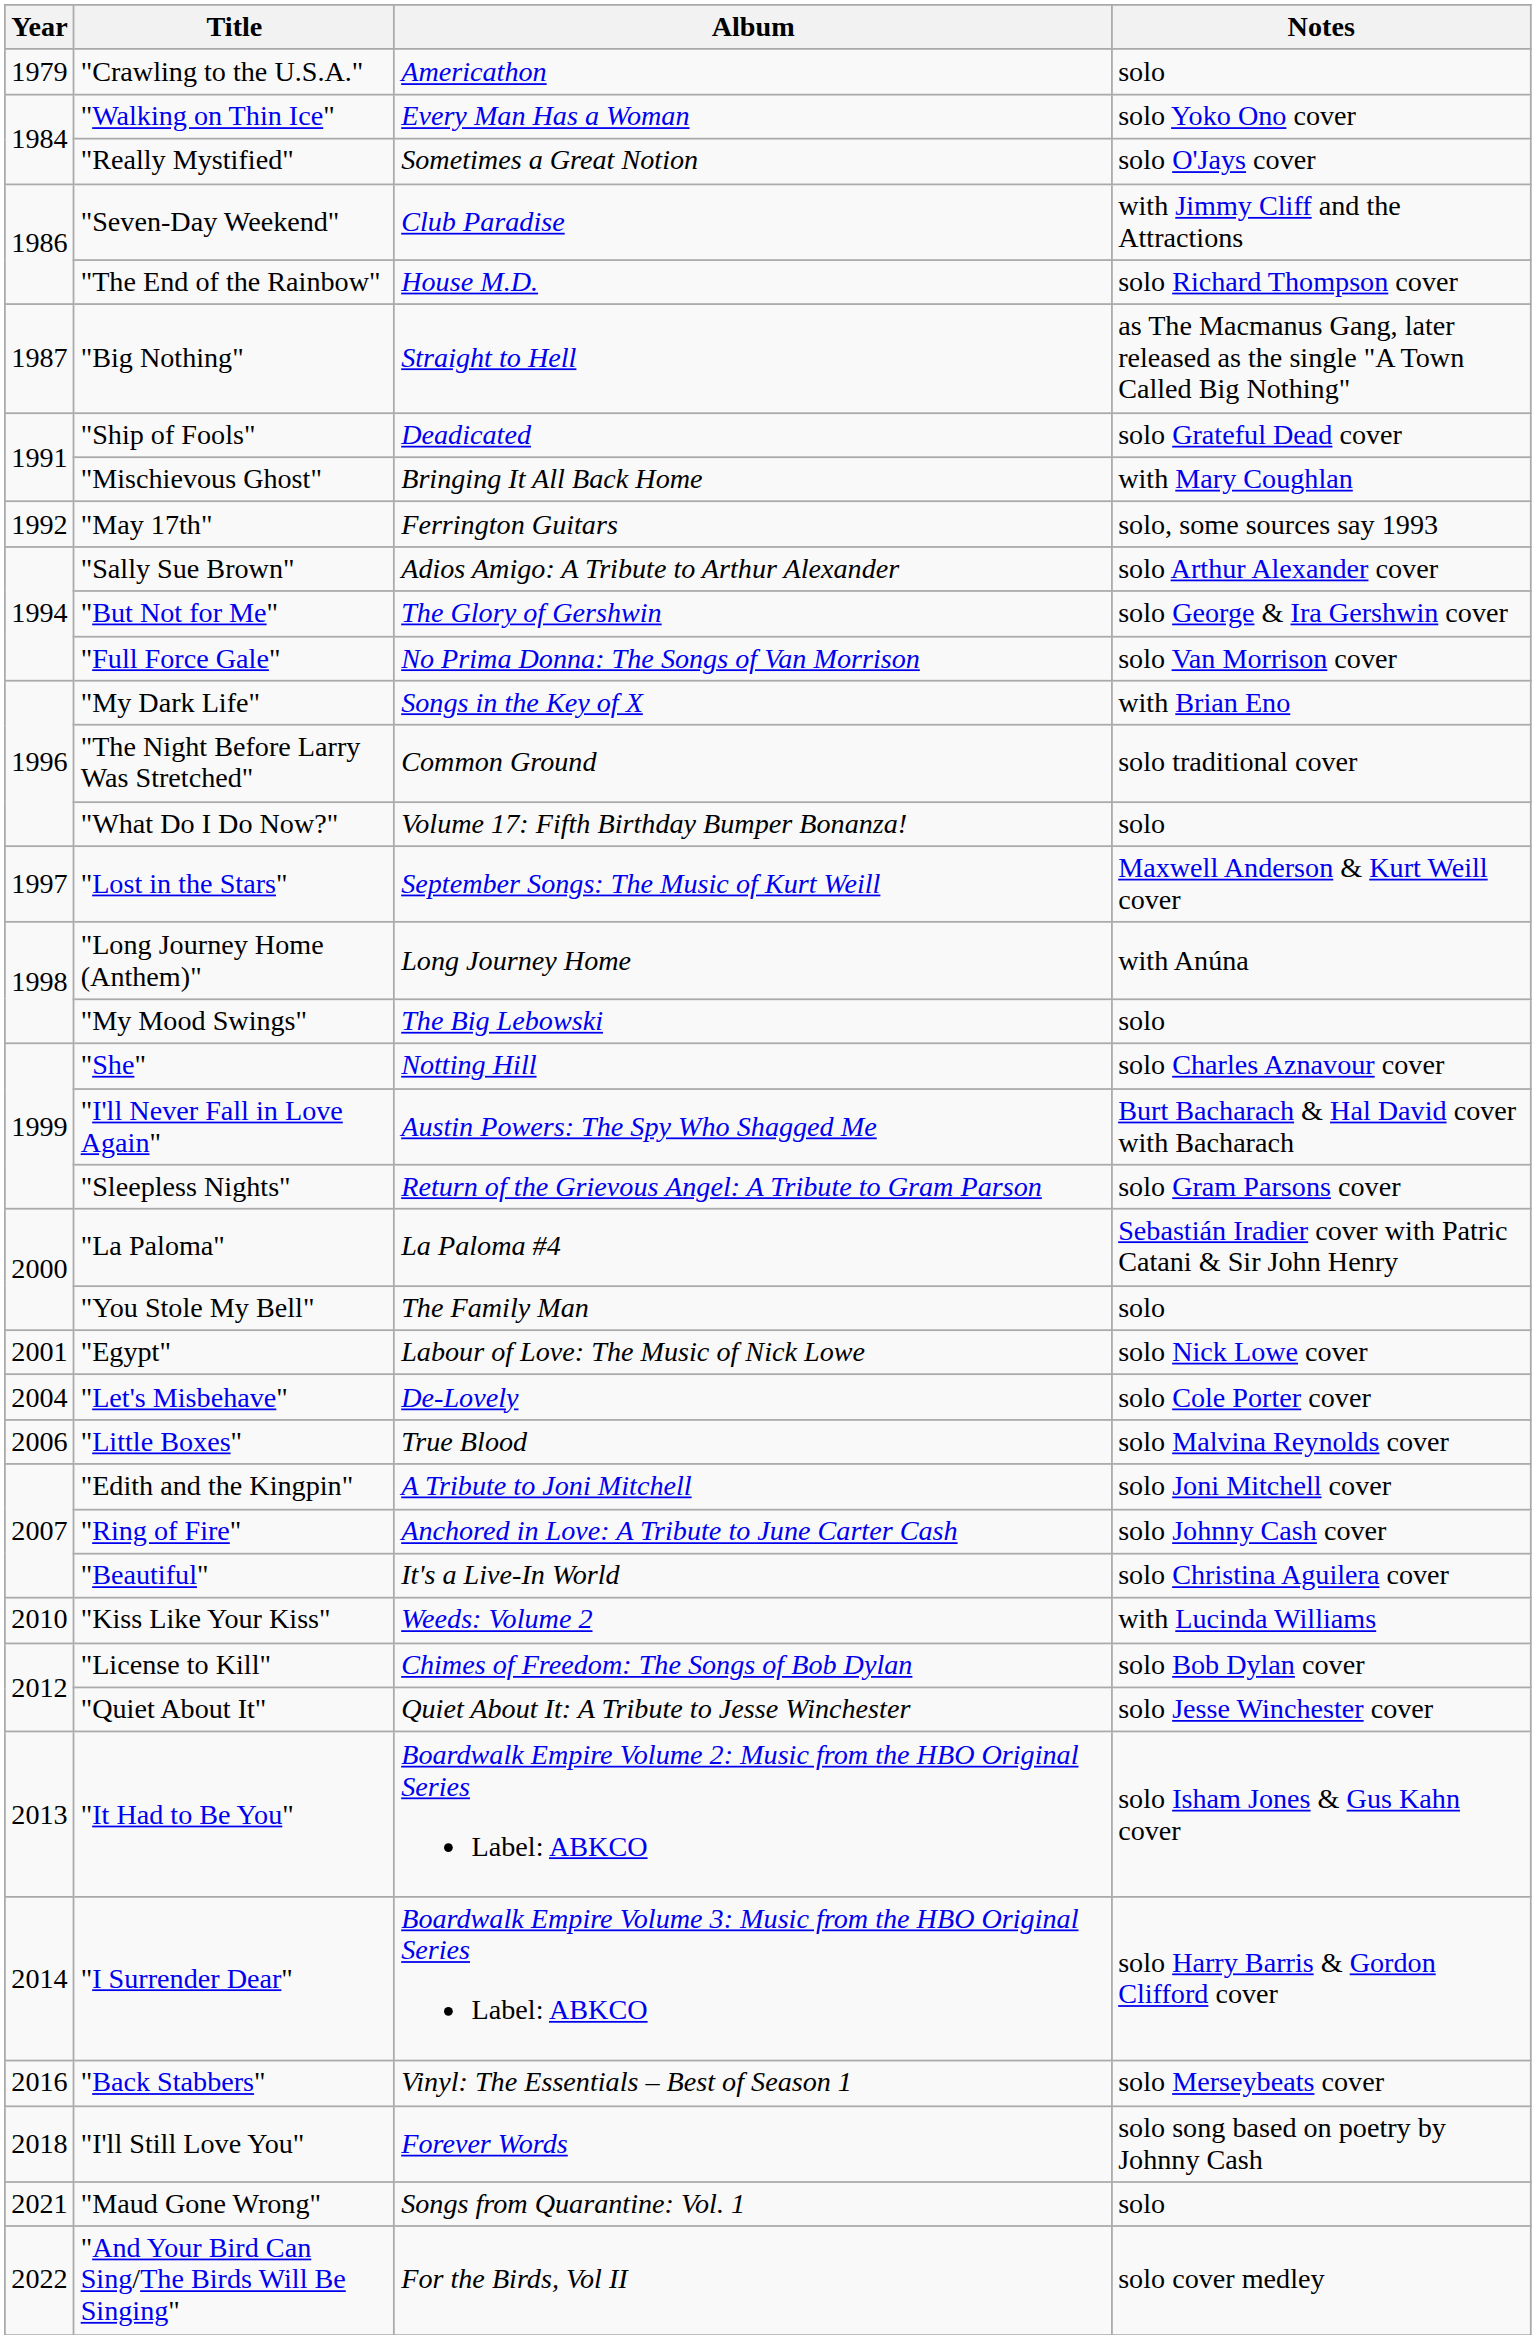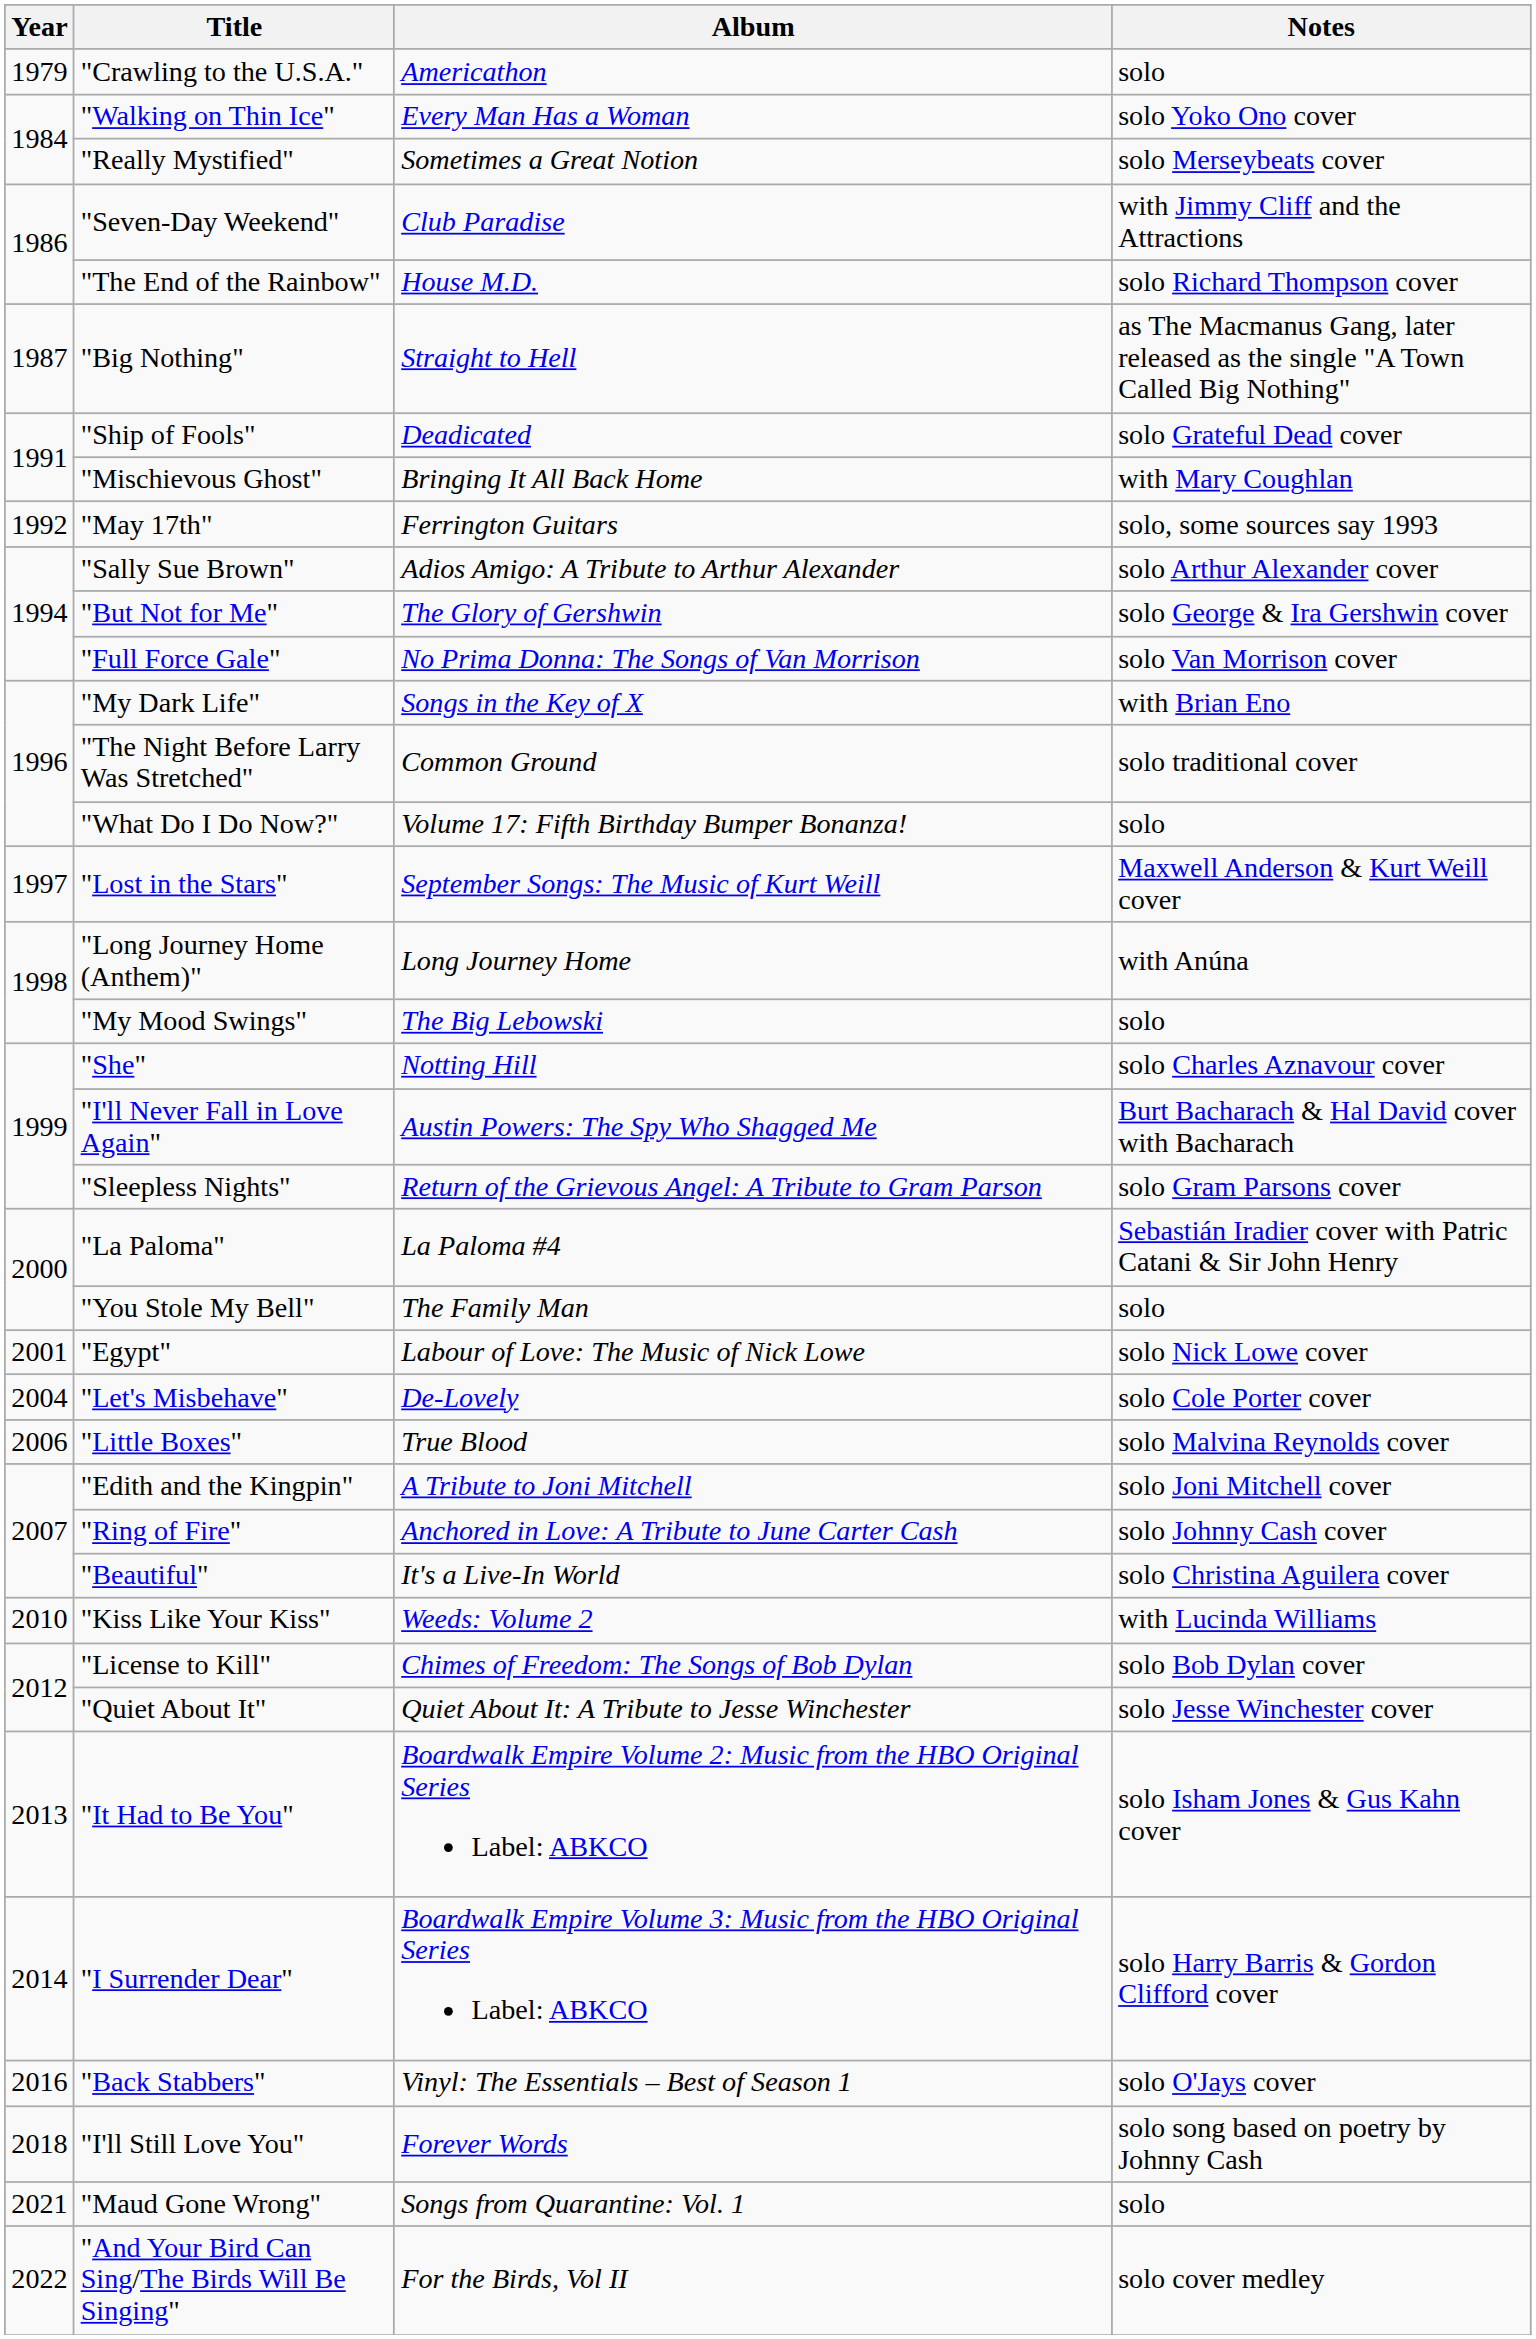(1217, 160) solo O'Jays cover -> (1251, 160) solo Merseybeats cover
(1251, 2082) solo Merseybeats cover -> (1217, 2082) solo O'Jays cover
